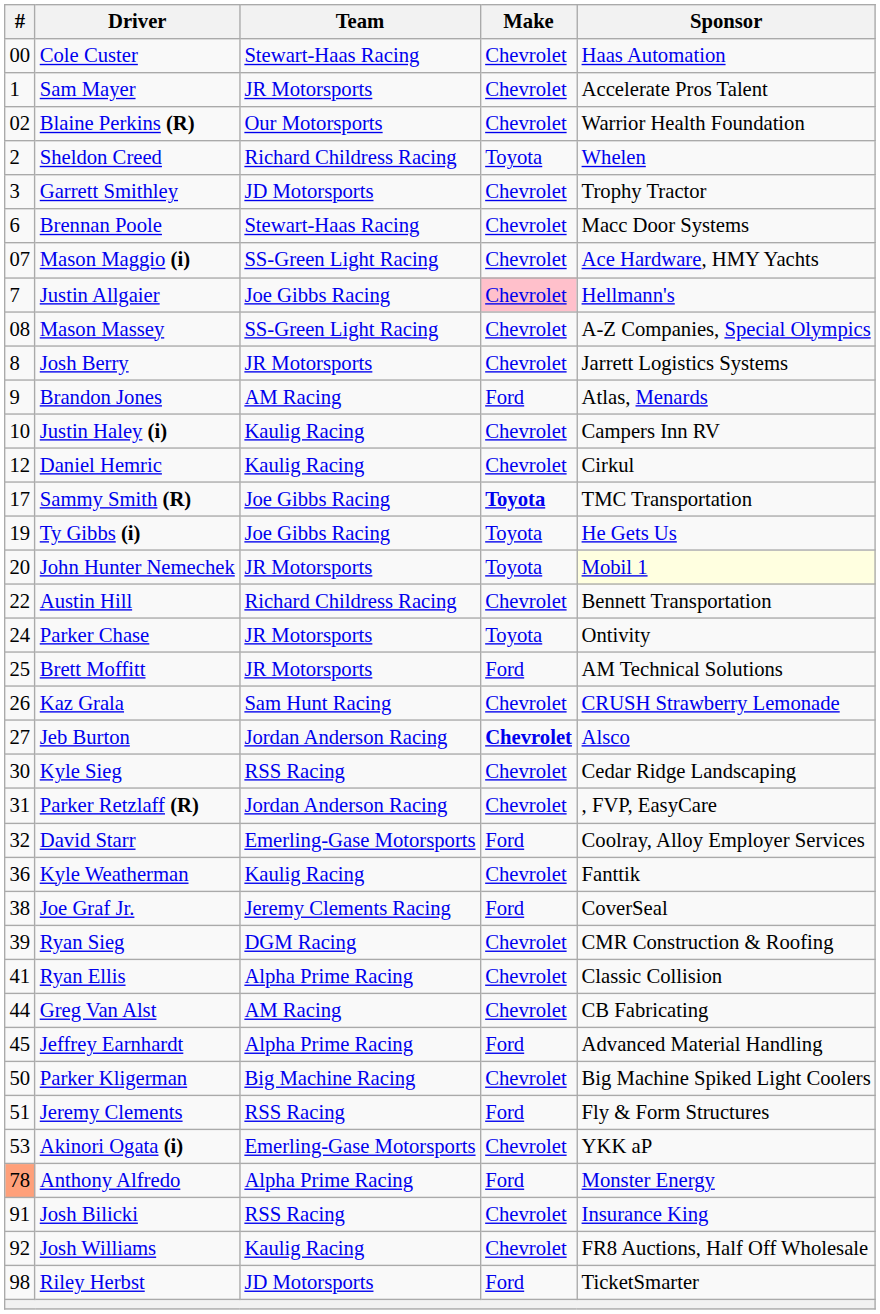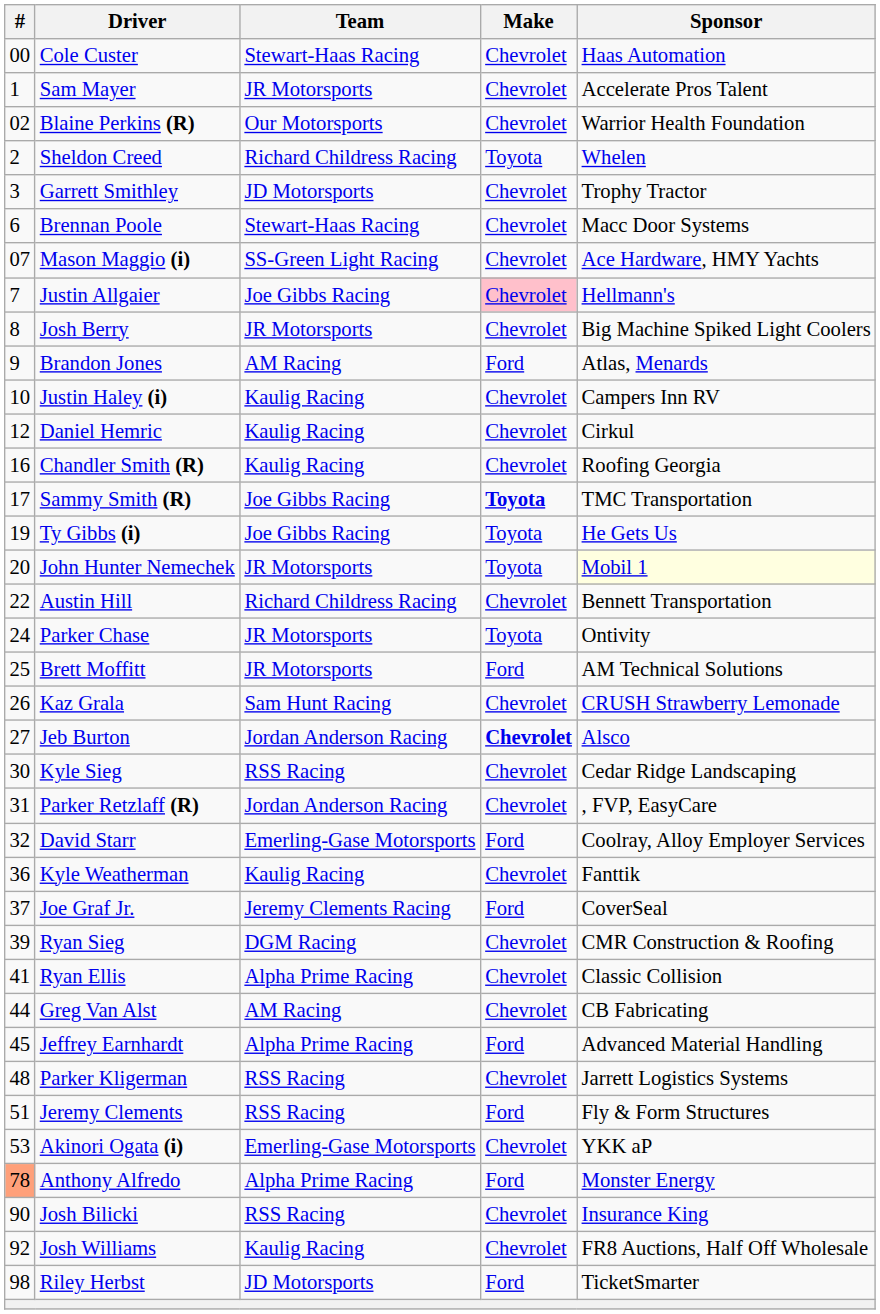- row: (102, 328)
(685, 362) Jarrett Logistics Systems -> (726, 328) Big Machine Spiked Light Coolers
+ row: (122, 464)
(20, 907) 38 -> (20, 907) 37
(20, 1078) 50 -> (20, 1078) 48
(330, 1078) Big Machine Racing -> (295, 1078) RSS Racing
(726, 1078) Big Machine Spiked Light Coolers -> (685, 1078) Jarrett Logistics Systems
(20, 1214) 91 -> (20, 1214) 90
